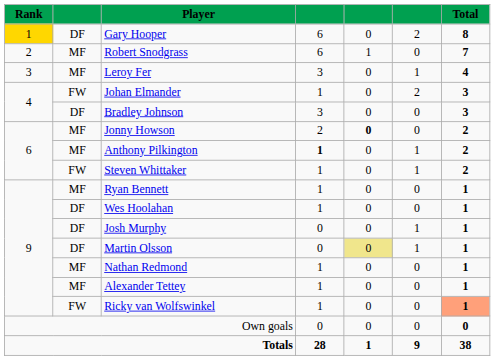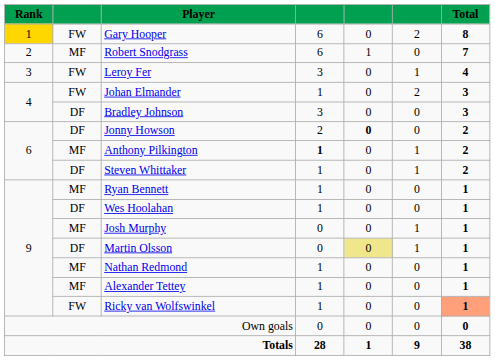(77, 34) DF -> (77, 34) FW
(77, 73) MF -> (77, 73) FW
(77, 131) MF -> (77, 131) DF
(77, 170) FW -> (77, 170) DF
(77, 228) DF -> (77, 228) MF
